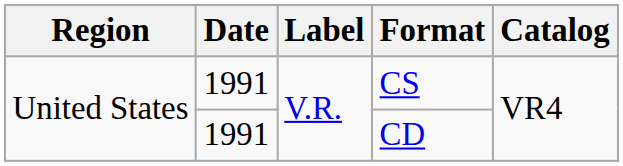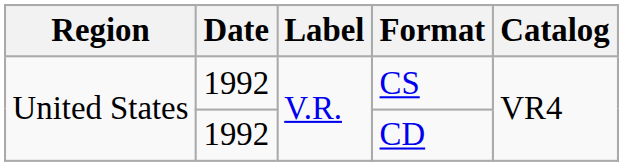(236, 82) 1991 -> (236, 82) 1992
(236, 134) 1991 -> (236, 134) 1992
